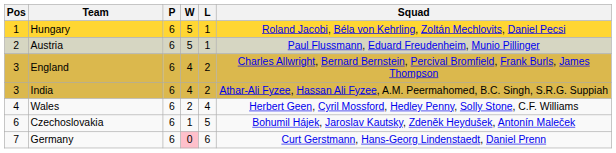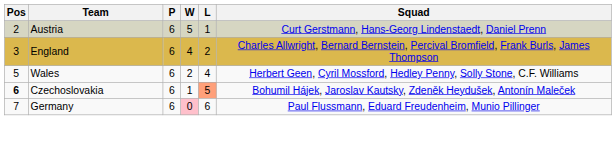- row: (50, 29)
(414, 45) Paul Flussmann, Eduard Freudenheim, Munio Pillinger -> (414, 29) Curt Gerstmann, Hans-Georg Lindenstaedt, Daniel Prenn
- row: (42, 90)
(16, 106) 4 -> (16, 73) 5
(16, 123) normal -> (16, 90) bold
(207, 123) no background -> (207, 90) lightsalmon background
(414, 139) Curt Gerstmann, Hans-Georg Lindenstaedt, Daniel Prenn -> (414, 106) Paul Flussmann, Eduard Freudenheim, Munio Pillinger
